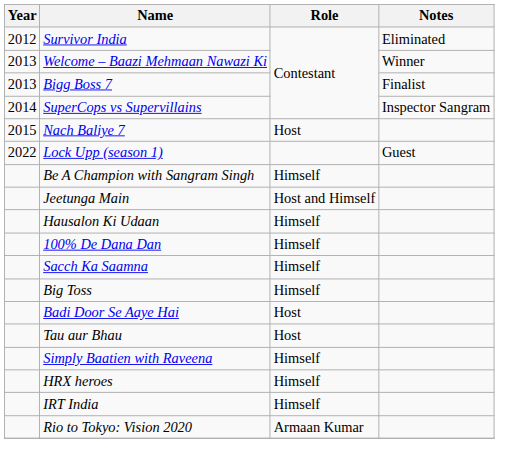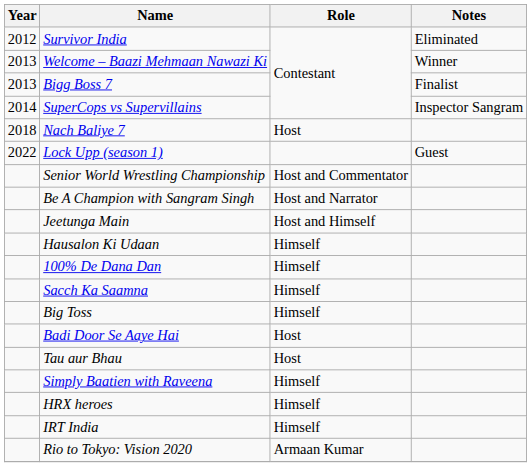(22, 130) 2015 -> (22, 130) 2018
+ row: (154, 175)
(297, 175) Himself -> (326, 198) Host and Narrator
